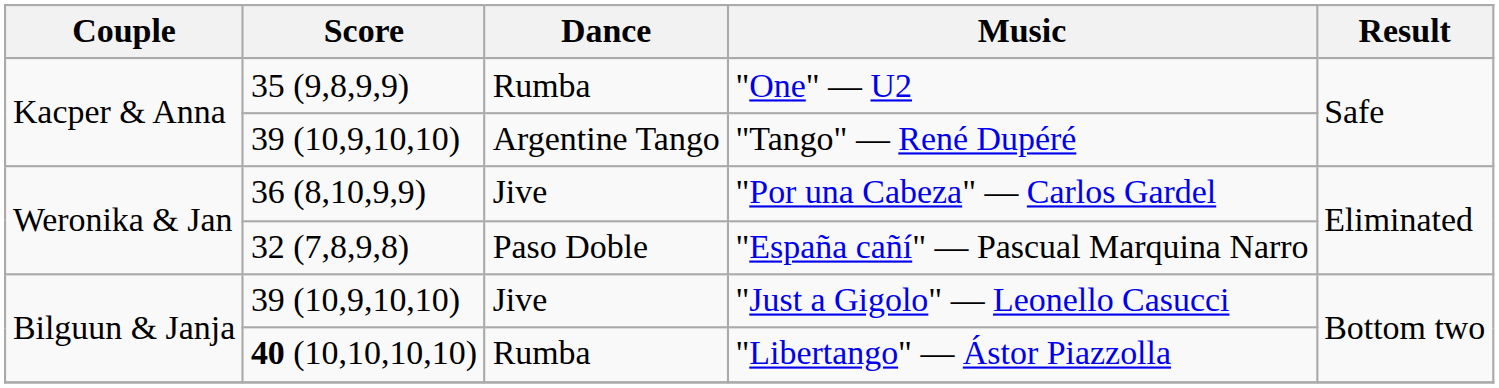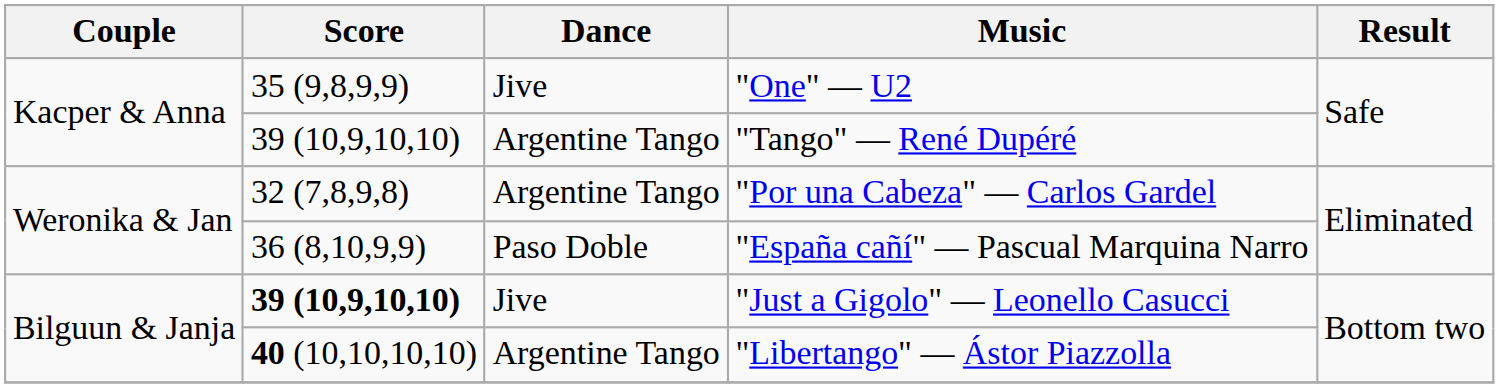(542, 85) Rumba -> (520, 85) Jive
(338, 192) 36 (8,10,9,9) -> (330, 192) 32 (7,8,9,8)
(520, 192) Jive -> (606, 192) Argentine Tango
(330, 246) 32 (7,8,9,8) -> (338, 246) 36 (8,10,9,9)
(355, 300) normal -> (355, 300) bold
(542, 354) Rumba -> (606, 354) Argentine Tango
